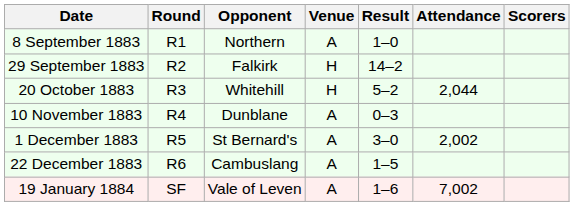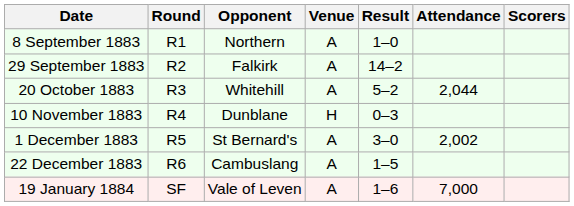(332, 66) H -> (332, 66) A
(332, 90) H -> (332, 90) A
(332, 115) A -> (332, 115) H
(458, 189) 7,002 -> (458, 189) 7,000
